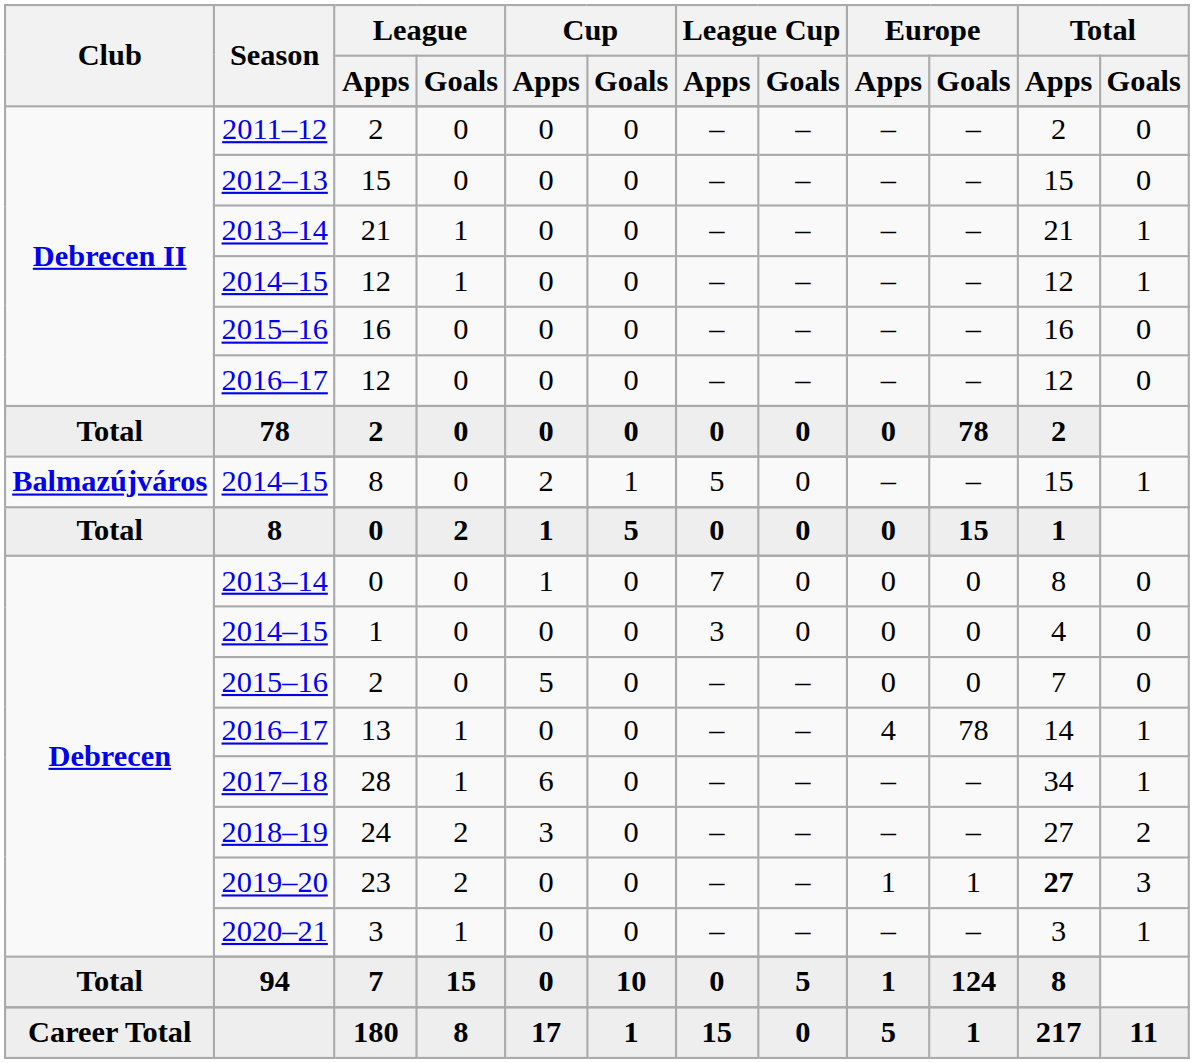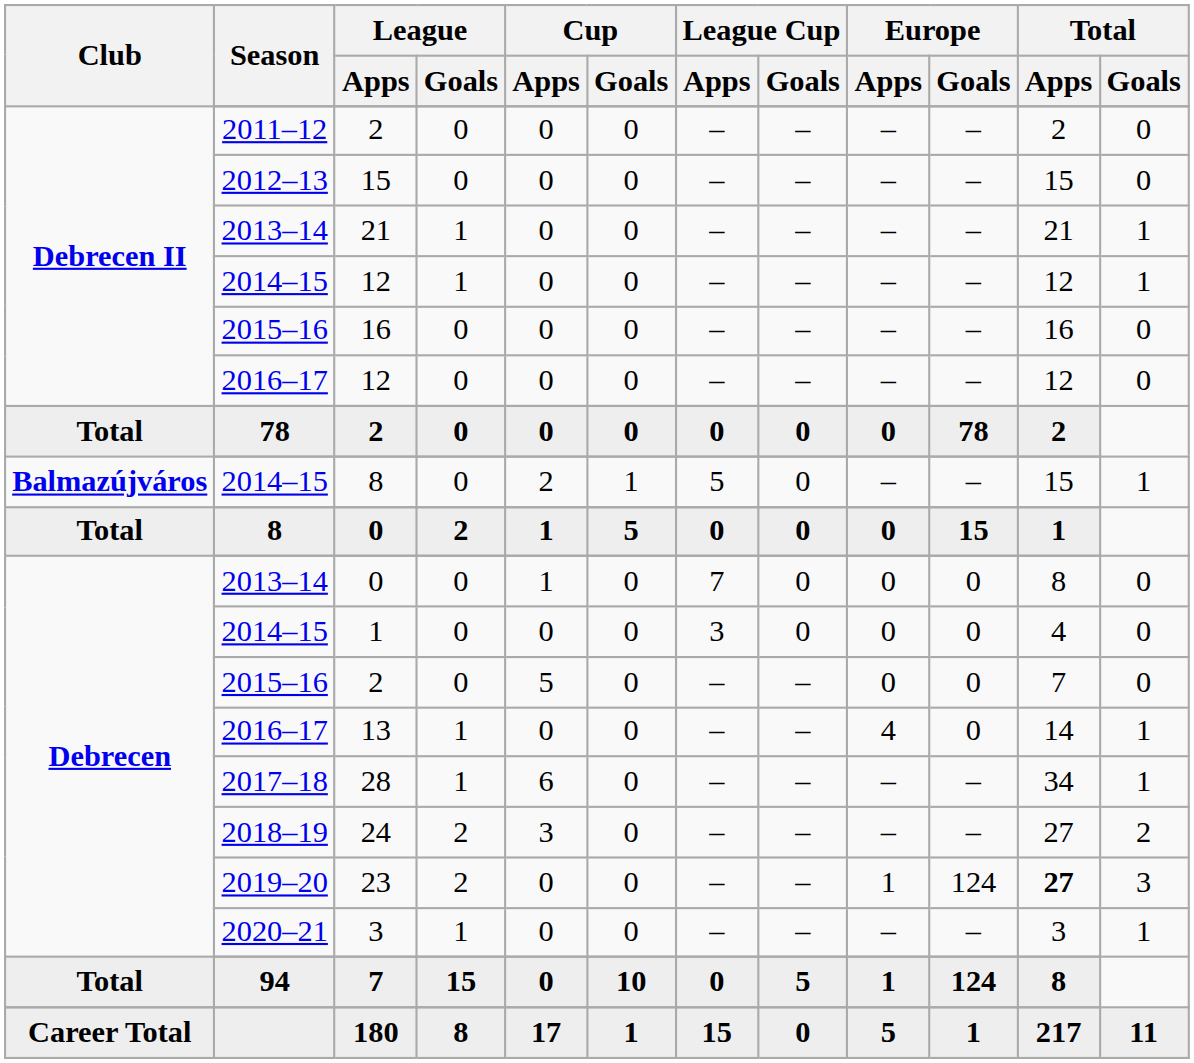(973, 731) 78 -> (973, 731) 0
(973, 881) 1 -> (973, 881) 124
